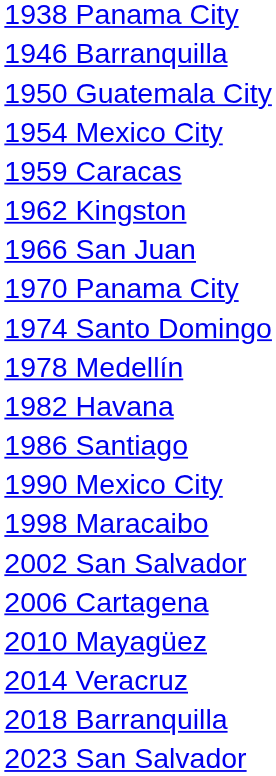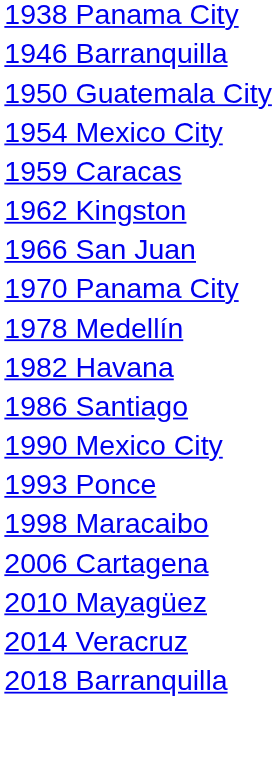- row: (138, 328)
+ row: (80, 484)
- row: (125, 563)
- row: (125, 759)
